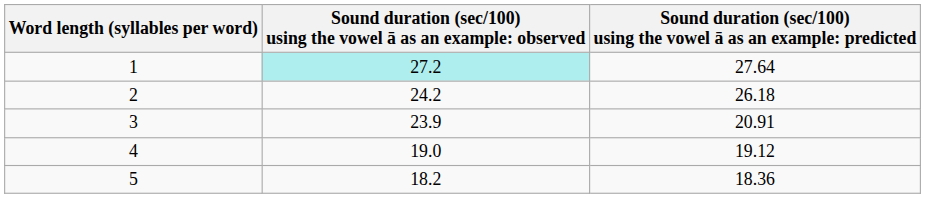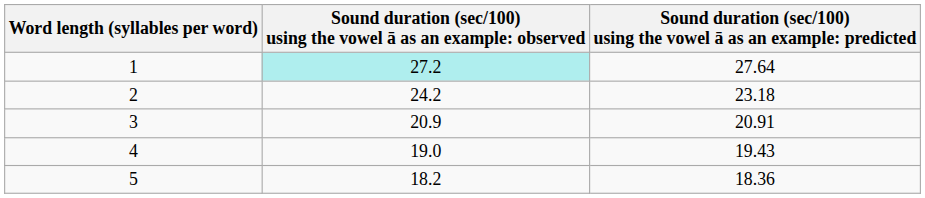(755, 94) 26.18 -> (755, 94) 23.18
(426, 123) 23.9 -> (426, 123) 20.9
(755, 151) 19.12 -> (755, 151) 19.43
